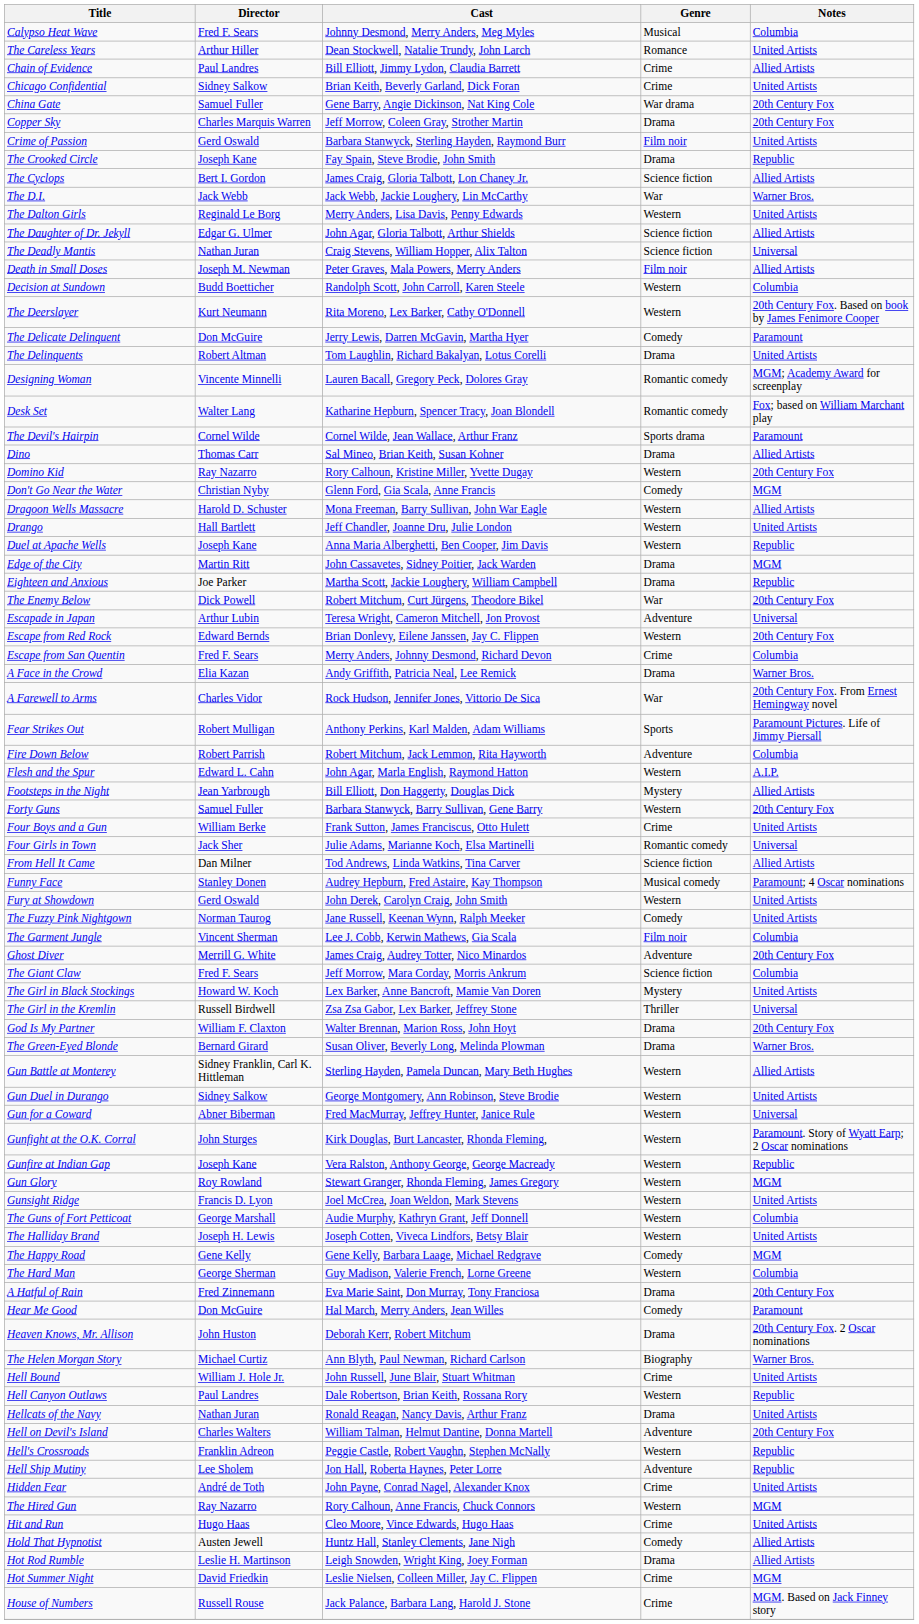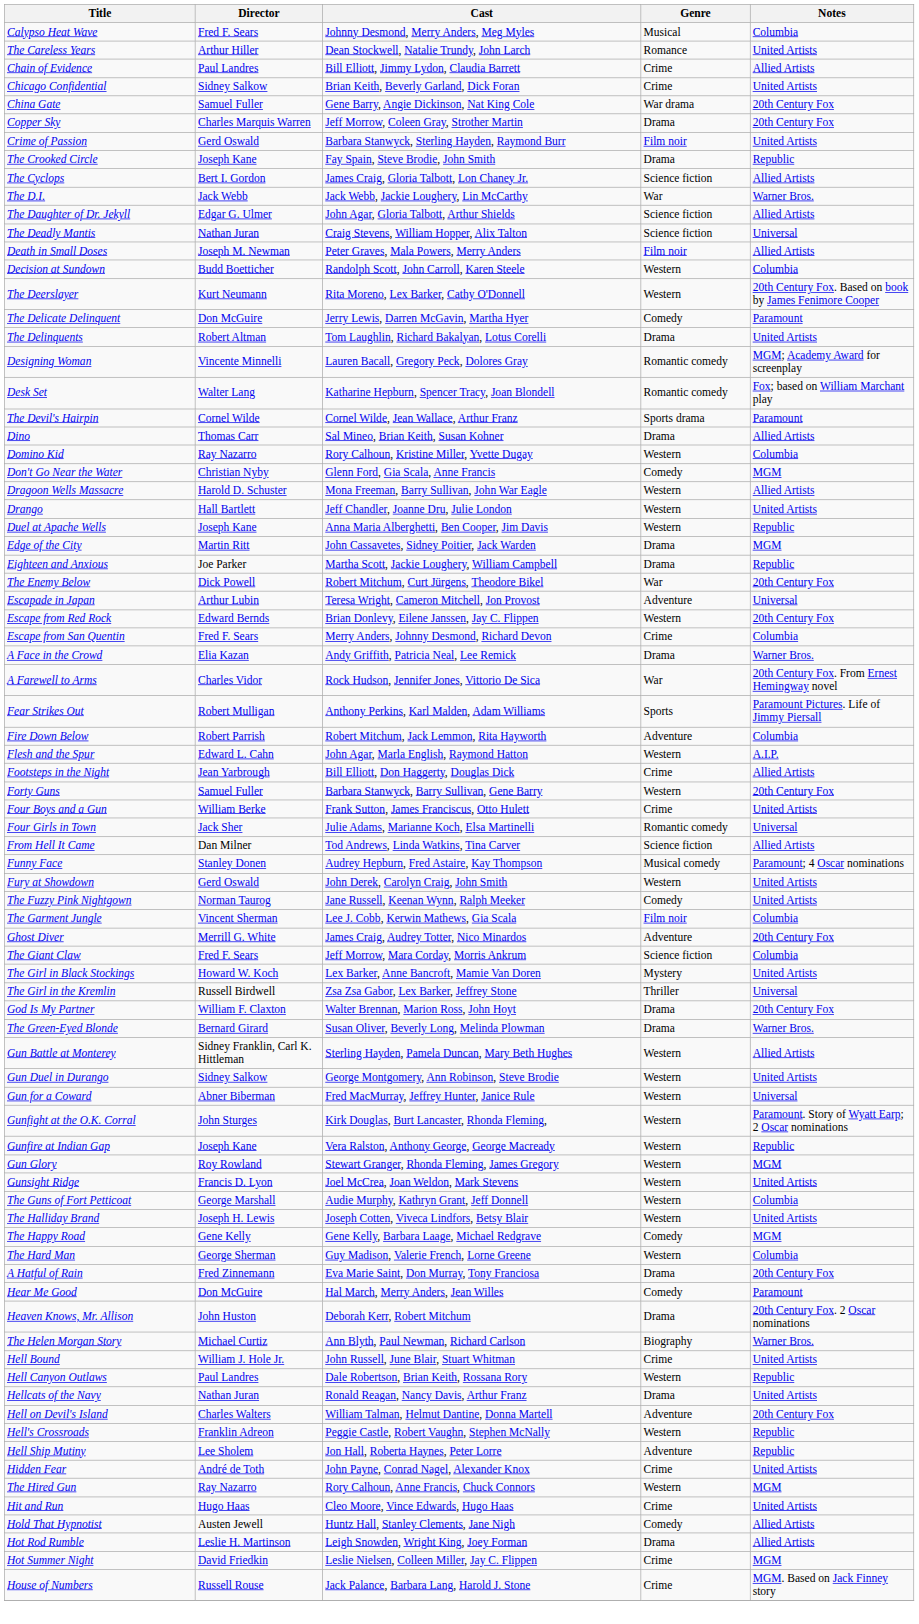- row: (46, 214)
(793, 472) 20th Century Fox -> (775, 454) Columbia
(663, 790) Mystery -> (658, 772) Crime
